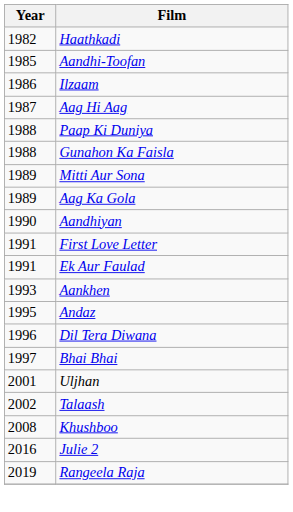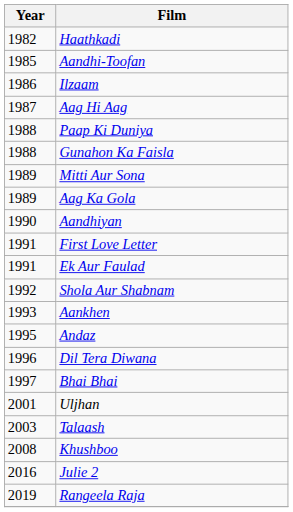+ row: (117, 289)
(22, 404) 2002 -> (22, 426) 2003
